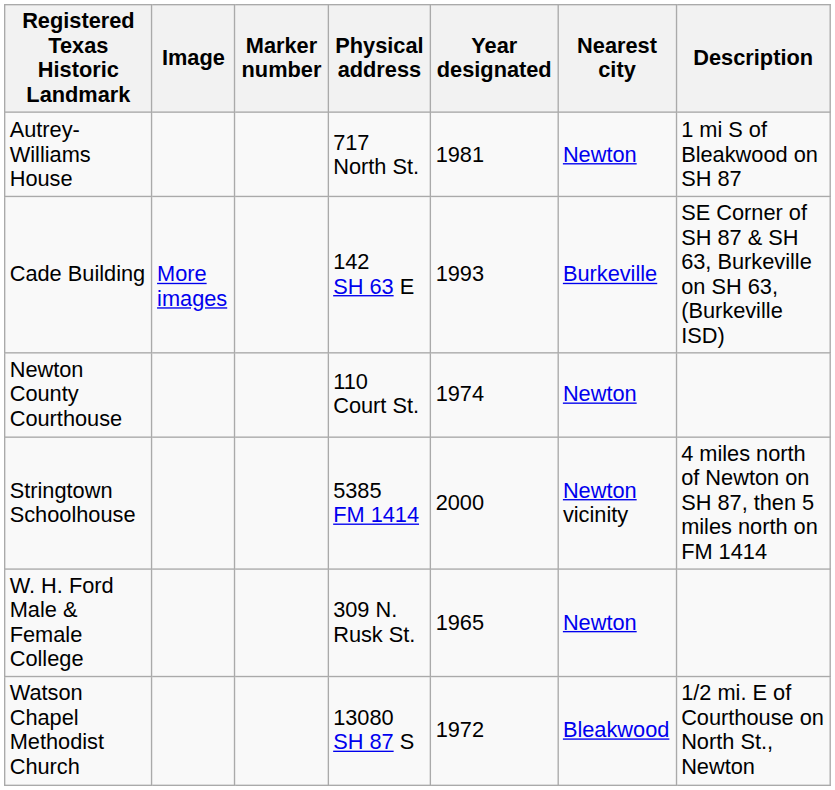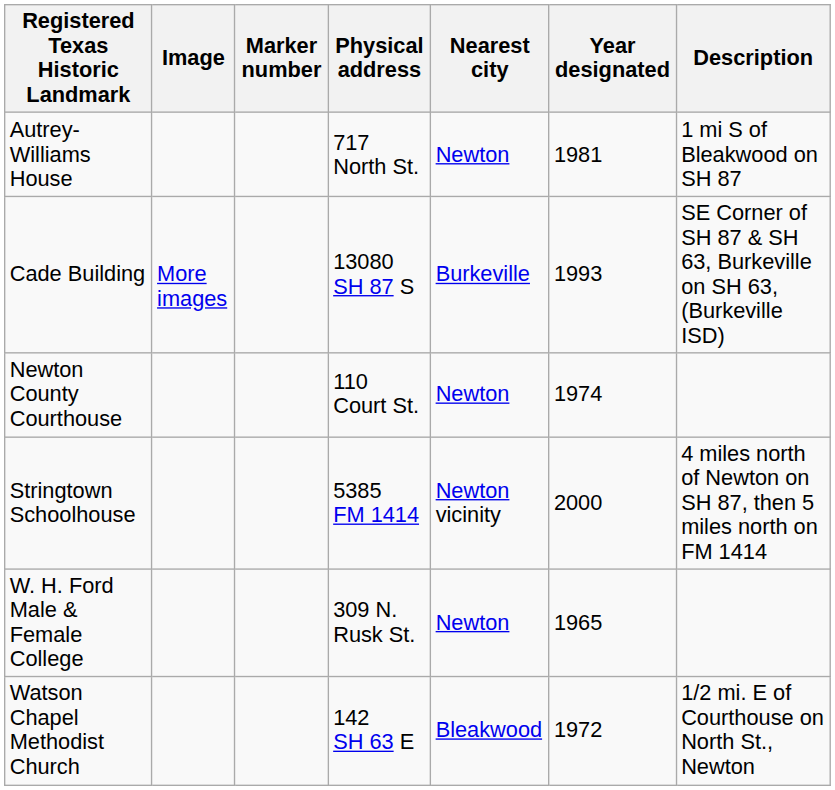columns swapped: (617, 58) <-> (494, 58)
(374, 274) 142 SH 63 E -> (374, 274) 13080 SH 87 S
(374, 730) 13080 SH 87 S -> (374, 730) 142 SH 63 E
